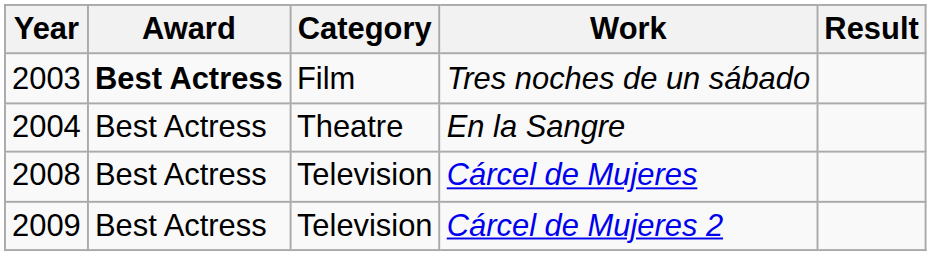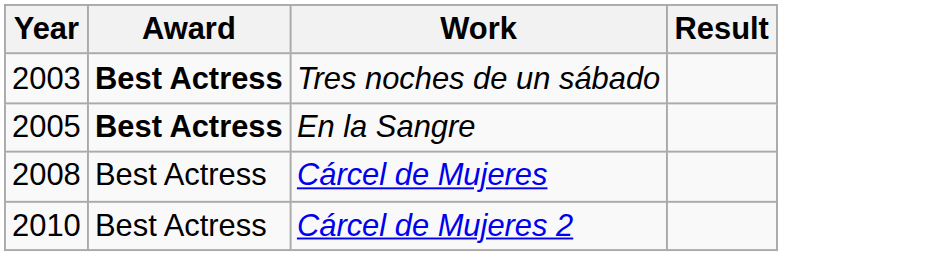- column: (365, 28)
(46, 126) 2004 -> (46, 126) 2005
(181, 126) normal -> (189, 126) bold
(46, 224) 2009 -> (46, 224) 2010
